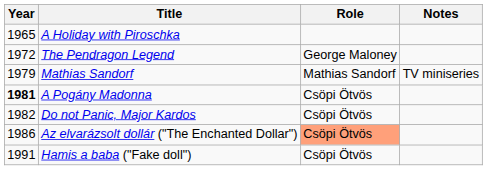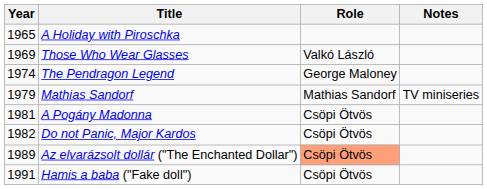+ row: (115, 54)
(21, 54) 1972 -> (21, 74) 1974
(21, 94) bold -> (21, 114) normal
(21, 134) 1986 -> (21, 154) 1989
